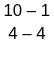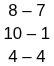+ row: (27, 10)
